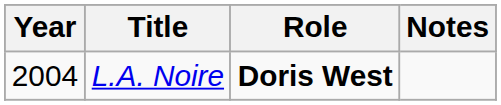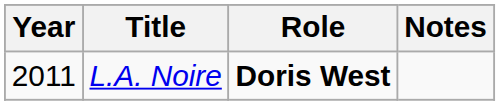(45, 75) 2004 -> (44, 75) 2011
